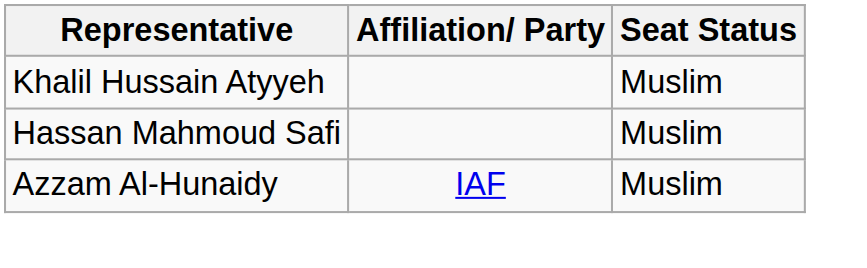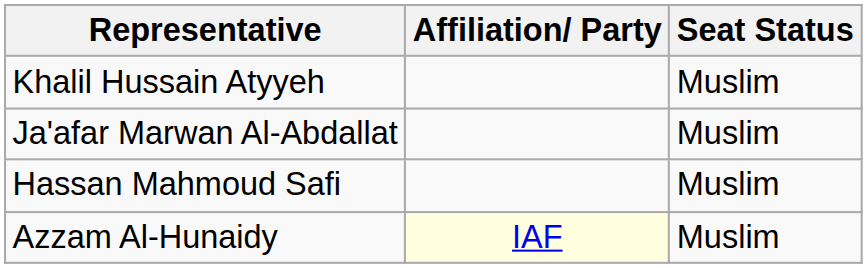+ row: (205, 133)
(481, 184) no background -> (537, 236) lightyellow background
